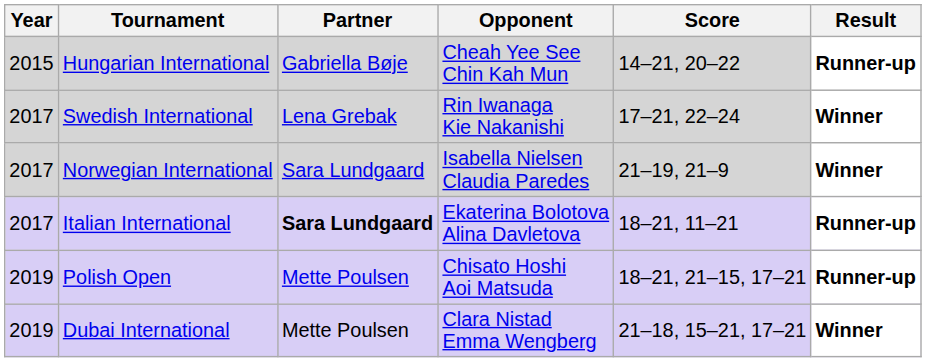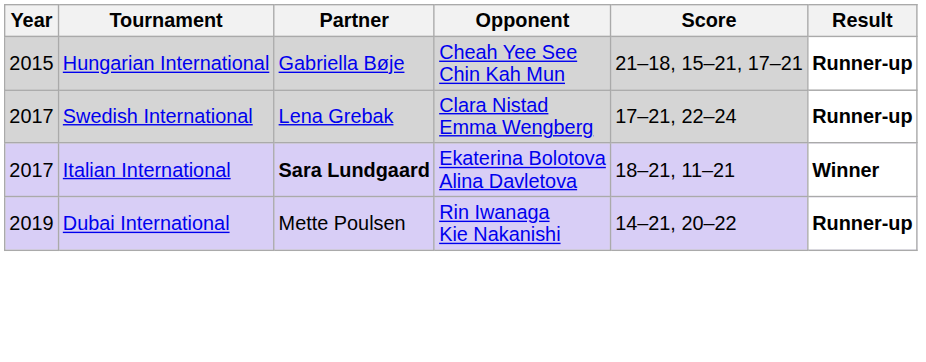(679, 63) 14–21, 20–22 -> (709, 63) 21–18, 15–21, 17–21
(503, 117) Rin Iwanaga Kie Nakanishi -> (516, 117) Clara Nistad Emma Wengberg
(849, 117) Winner -> (862, 117) Runner-up
- row: (168, 170)
(866, 224) Runner-up -> (846, 170) Winner
- row: (117, 277)
(520, 331) Clara Nistad Emma Wengberg -> (500, 224) Rin Iwanaga Kie Nakanishi
(712, 331) 21–18, 15–21, 17–21 -> (676, 224) 14–21, 20–22
(849, 331) Winner -> (862, 224) Runner-up
